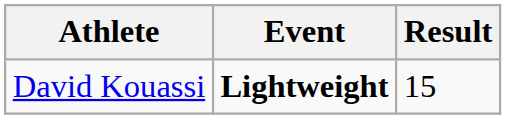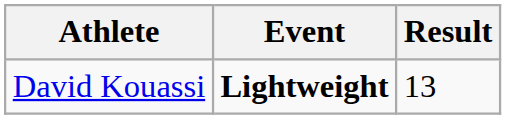(420, 85) 15 -> (420, 85) 13
